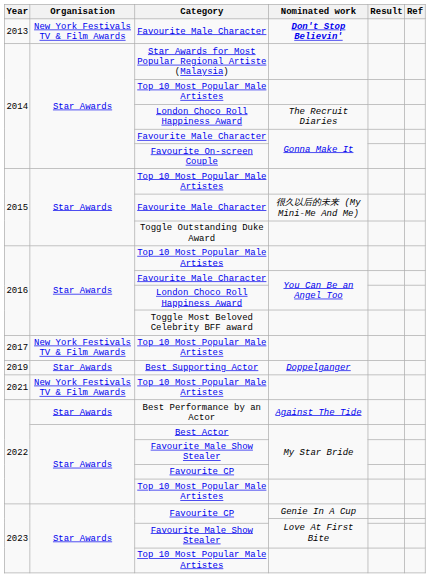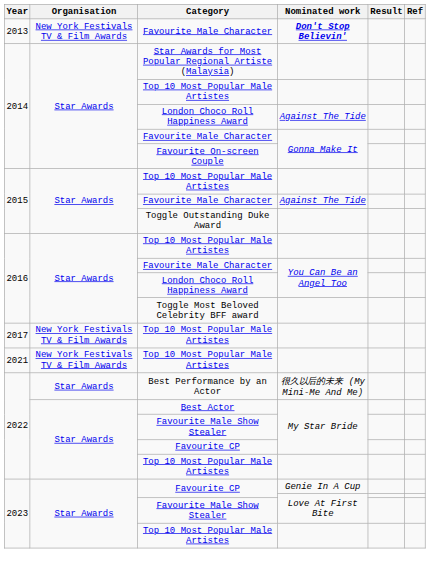(318, 117) The Recruit Diaries -> (323, 117) Against The Tide
(318, 208) 很久以后的未来 (My Mini-Me And Me) -> (323, 201) Against The Tide
- row: (17, 368)
(318, 412) Against The Tide -> (323, 387) 很久以后的未来 (My Mini-Me And Me)
